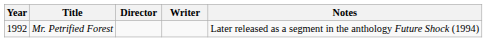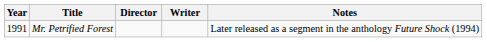(17, 28) 1992 -> (17, 28) 1991
